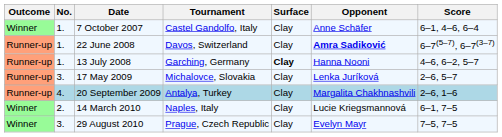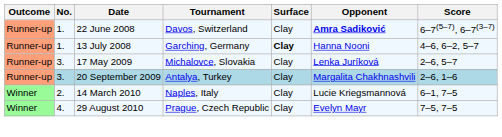- row: (110, 27)
(60, 92) 4. -> (60, 76) 3.
(60, 123) 3. -> (60, 108) 4.
